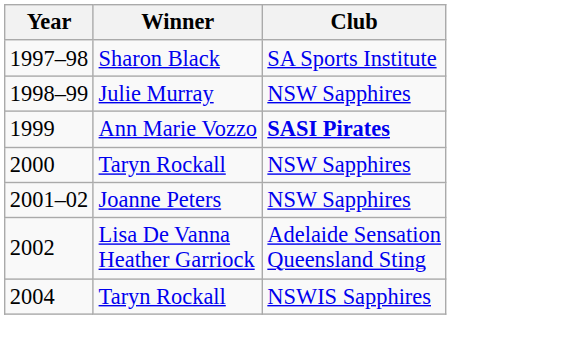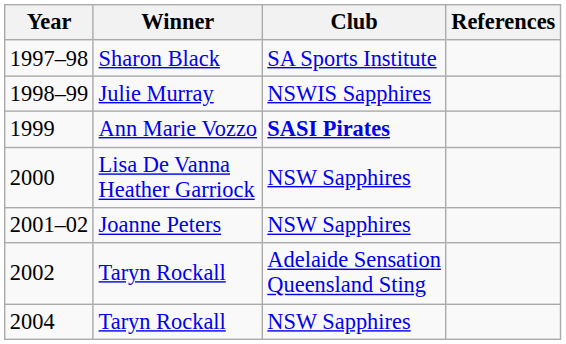+ column: (503, 22)
(339, 93) NSW Sapphires -> (349, 93) NSWIS Sapphires
(162, 164) Taryn Rockall -> (177, 176) Lisa De Vanna Heather Garriock
(177, 248) Lisa De Vanna Heather Garriock -> (162, 273) Taryn Rockall
(349, 296) NSWIS Sapphires -> (339, 321) NSW Sapphires
